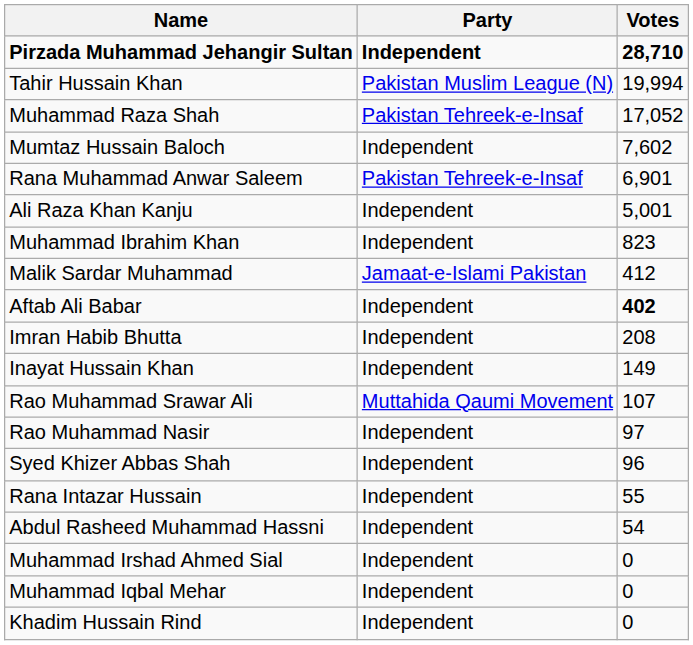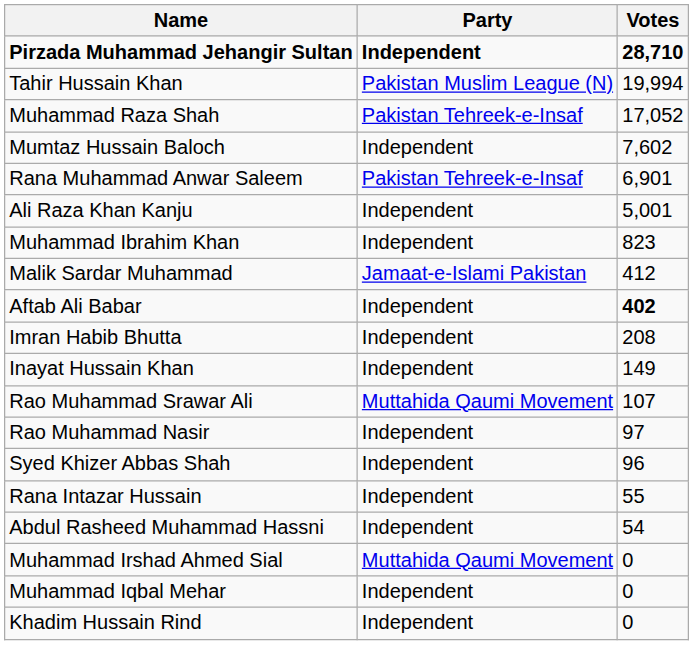(417, 559) Independent -> (487, 559) Muttahida Qaumi Movement
